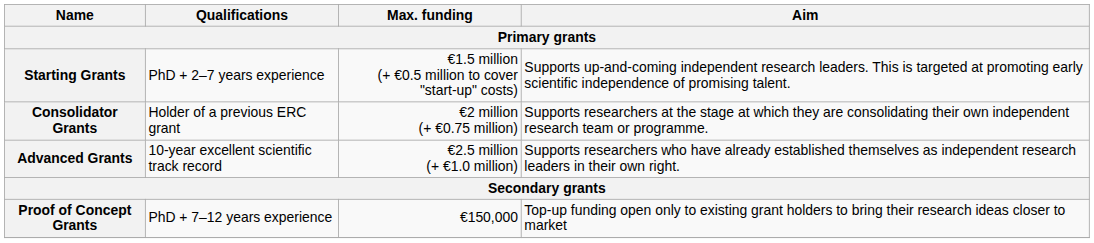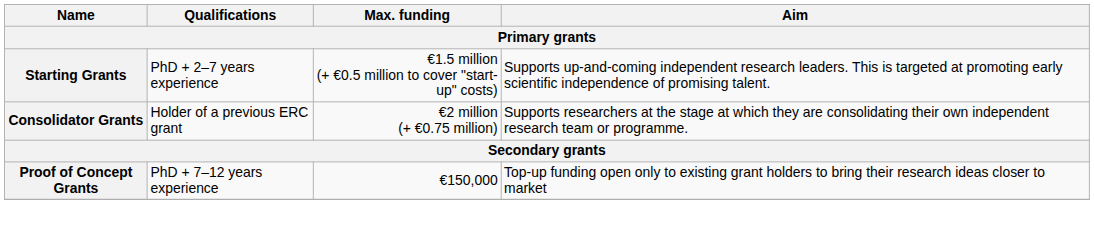- row: (75, 158)
